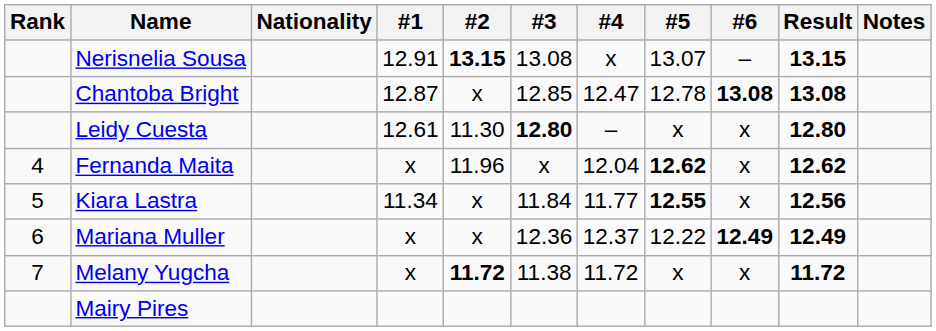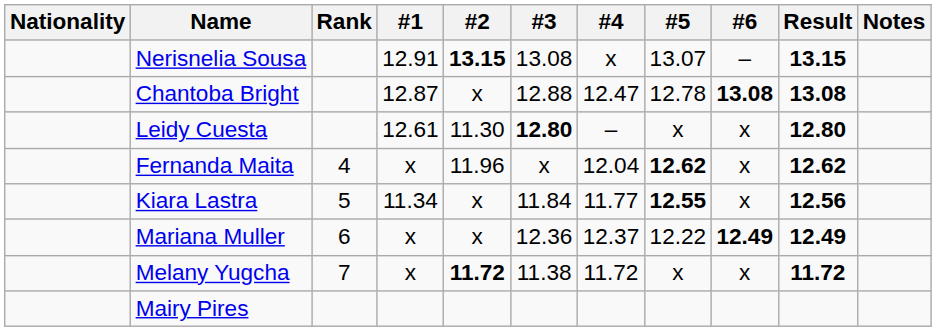columns swapped: (37, 22) <-> (314, 22)
(544, 93) 12.85 -> (544, 93) 12.88
